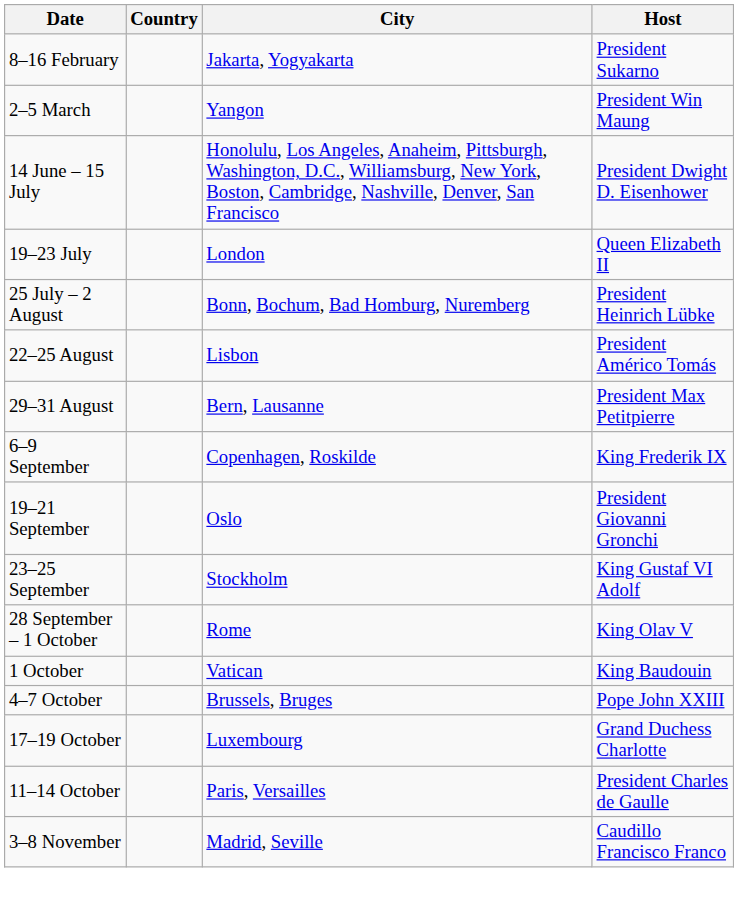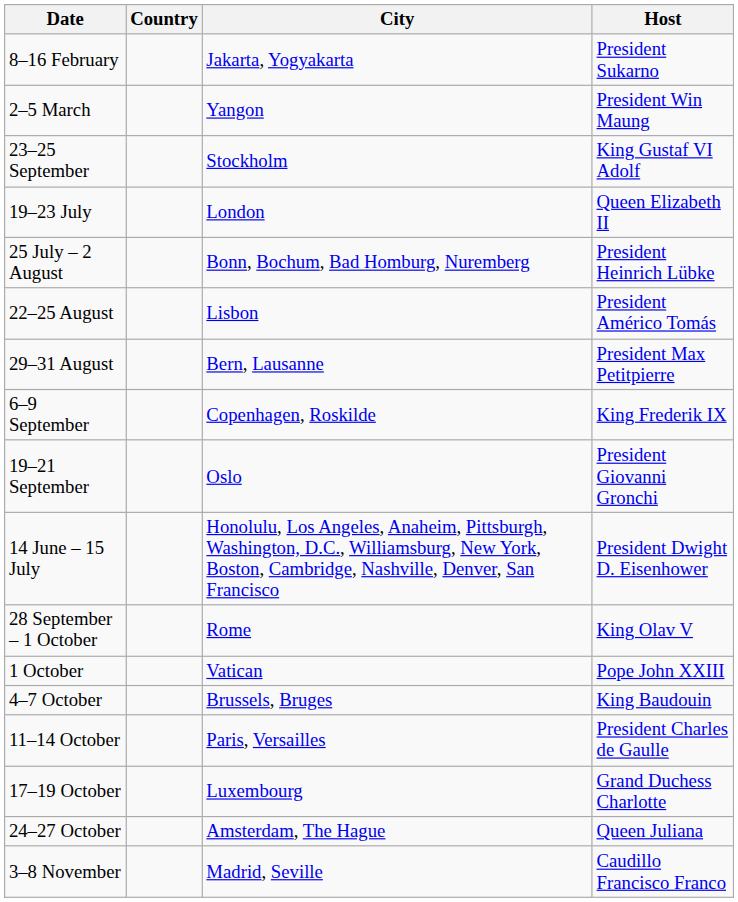rows swapped: (56, 182) <-> (49, 579)
(654, 670) King Baudouin -> (661, 670) Pope John XXIII
(661, 700) Pope John XXIII -> (654, 700) King Baudouin
rows swapped: (64, 791) <-> (65, 740)
+ row: (65, 831)
